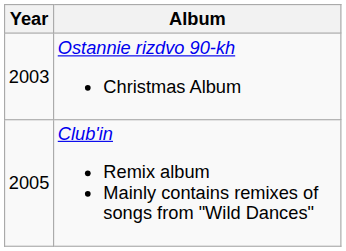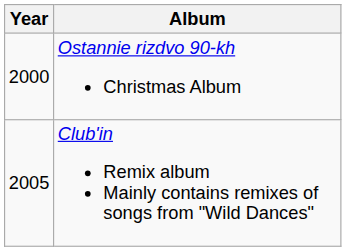(29, 76) 2003 -> (29, 76) 2000
